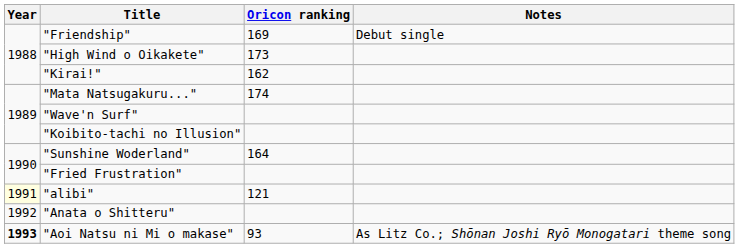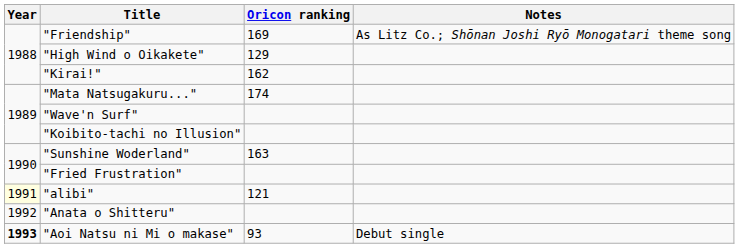(400, 34) Debut single -> (544, 34) As Litz Co.; Shōnan Joshi Ryō Monogatari theme song
(258, 54) 173 -> (258, 54) 129
(258, 154) 164 -> (258, 154) 163
(544, 234) As Litz Co.; Shōnan Joshi Ryō Monogatari theme song -> (400, 234) Debut single
